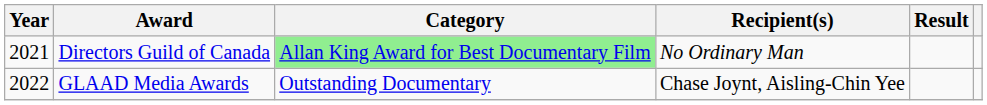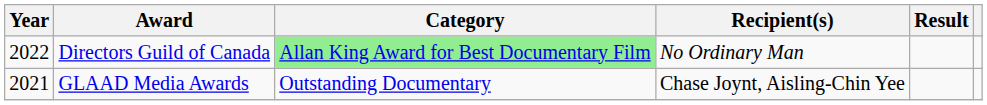(29, 52) 2021 -> (29, 52) 2022
(29, 83) 2022 -> (29, 83) 2021
